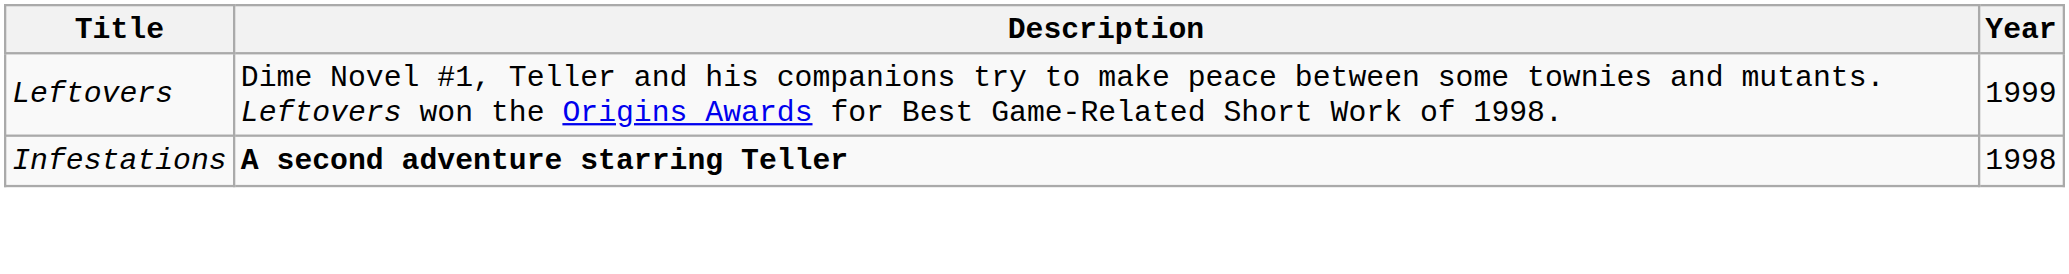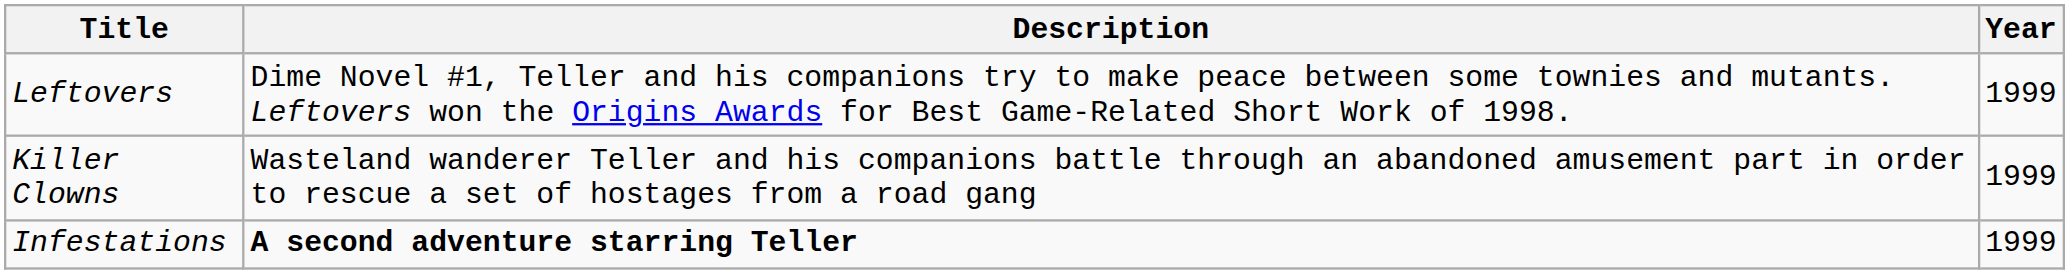+ row: (66, 178)
(2021, 161) 1998 -> (2021, 244) 1999
